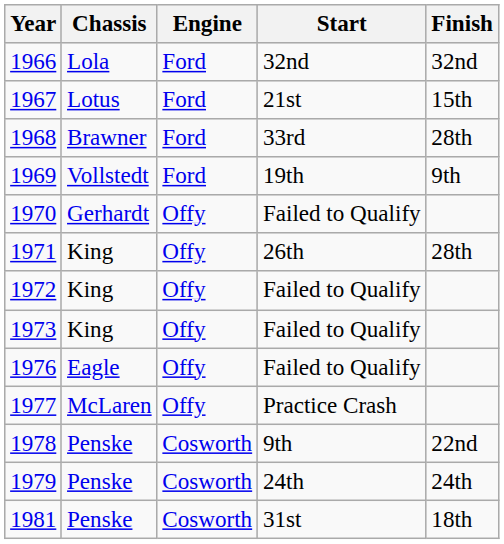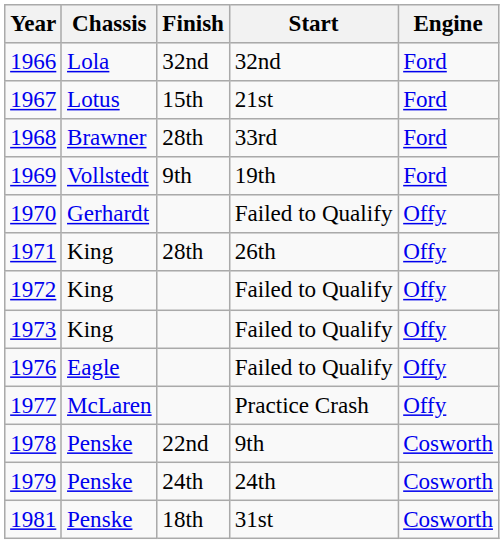columns swapped: (207, 23) <-> (462, 23)
